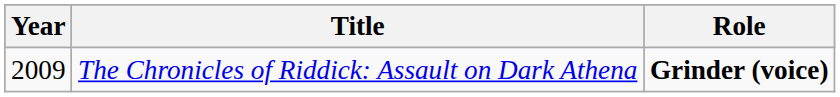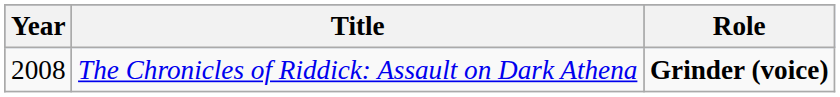(38, 69) 2009 -> (38, 69) 2008
